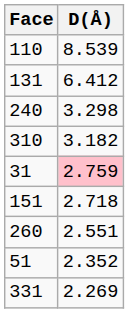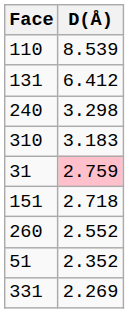(91, 141) 3.182 -> (91, 141) 3.183
(91, 232) 2.551 -> (91, 232) 2.552
